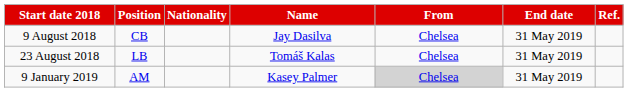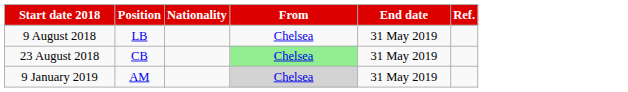- column: (302, 15)
(139, 35) CB -> (139, 35) LB
(139, 56) LB -> (139, 56) CB
(439, 56) no background -> (294, 56) lightgreen background
